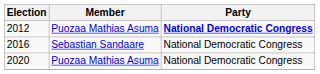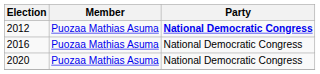(98, 45) Sebastian Sandaare -> (105, 45) Puozaa Mathias Asuma
